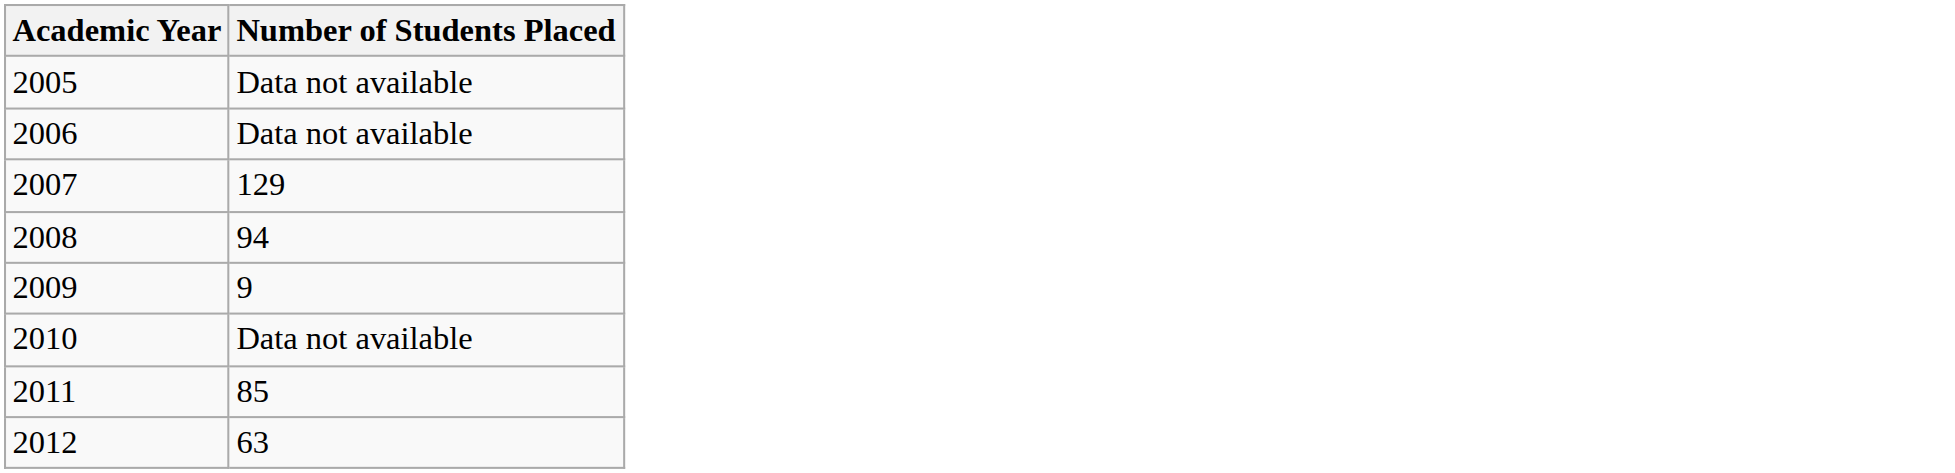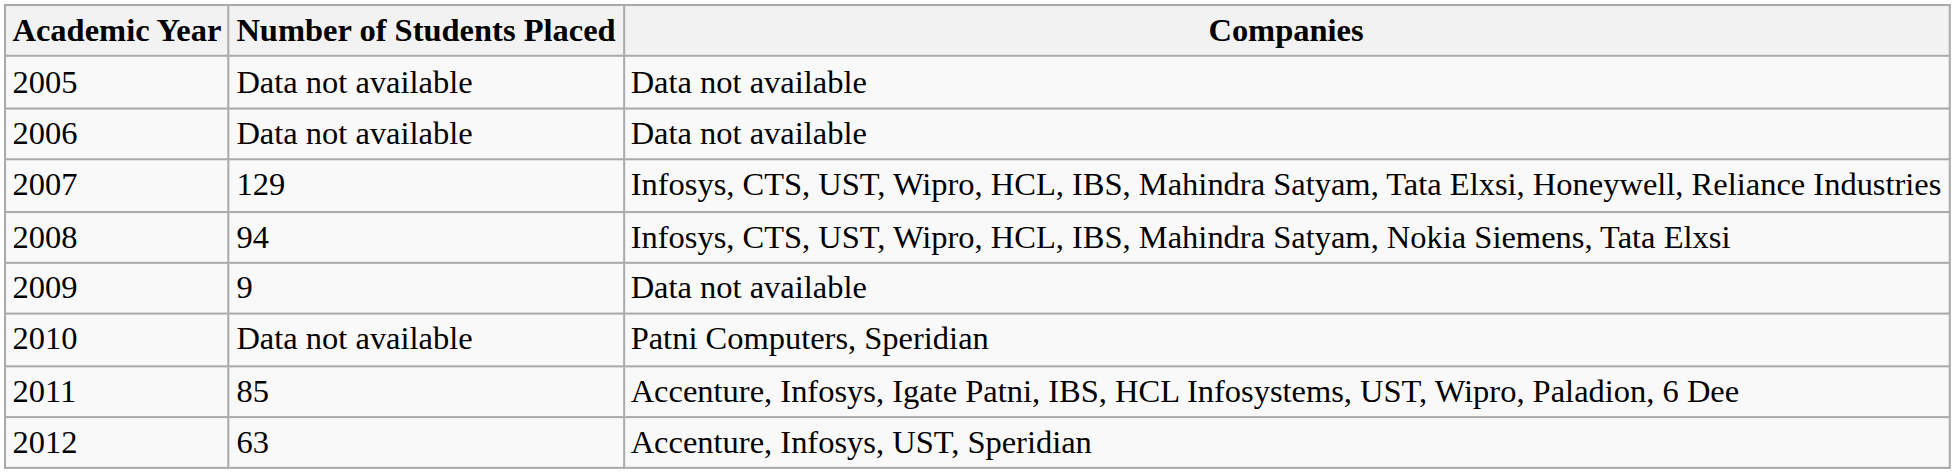+ column: (1286, 30)
